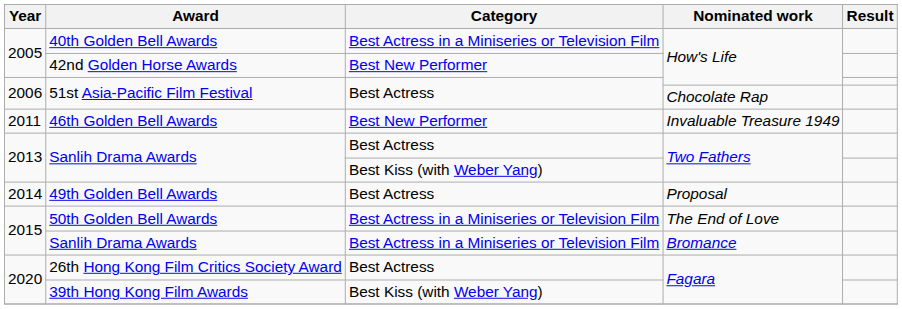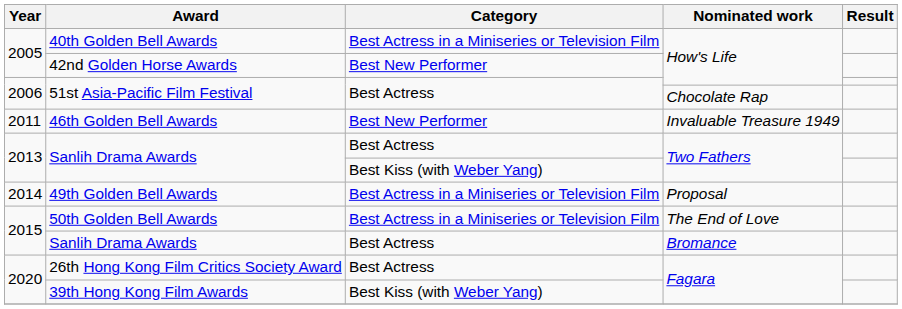(392, 194) Best Actress -> (504, 194) Best Actress in a Miniseries or Television Film
(504, 242) Best Actress in a Miniseries or Television Film -> (392, 242) Best Actress
